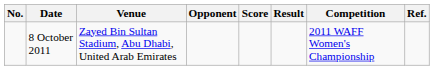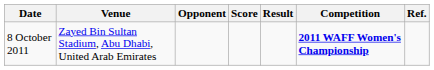- column: (15, 13)
(342, 43) normal -> (350, 43) bold
